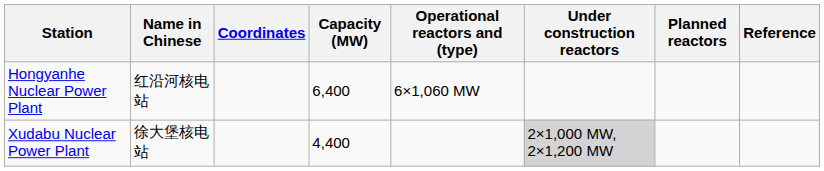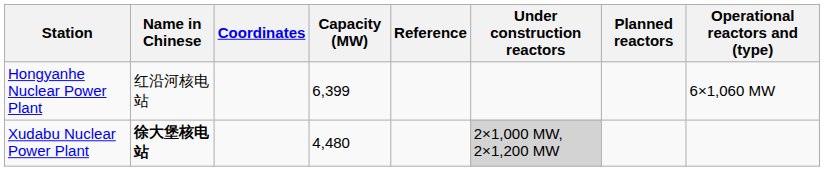columns swapped: (457, 33) <-> (780, 33)
(331, 91) 6,400 -> (331, 91) 6,399
(171, 142) normal -> (171, 142) bold
(331, 143) 4,400 -> (331, 143) 4,480
